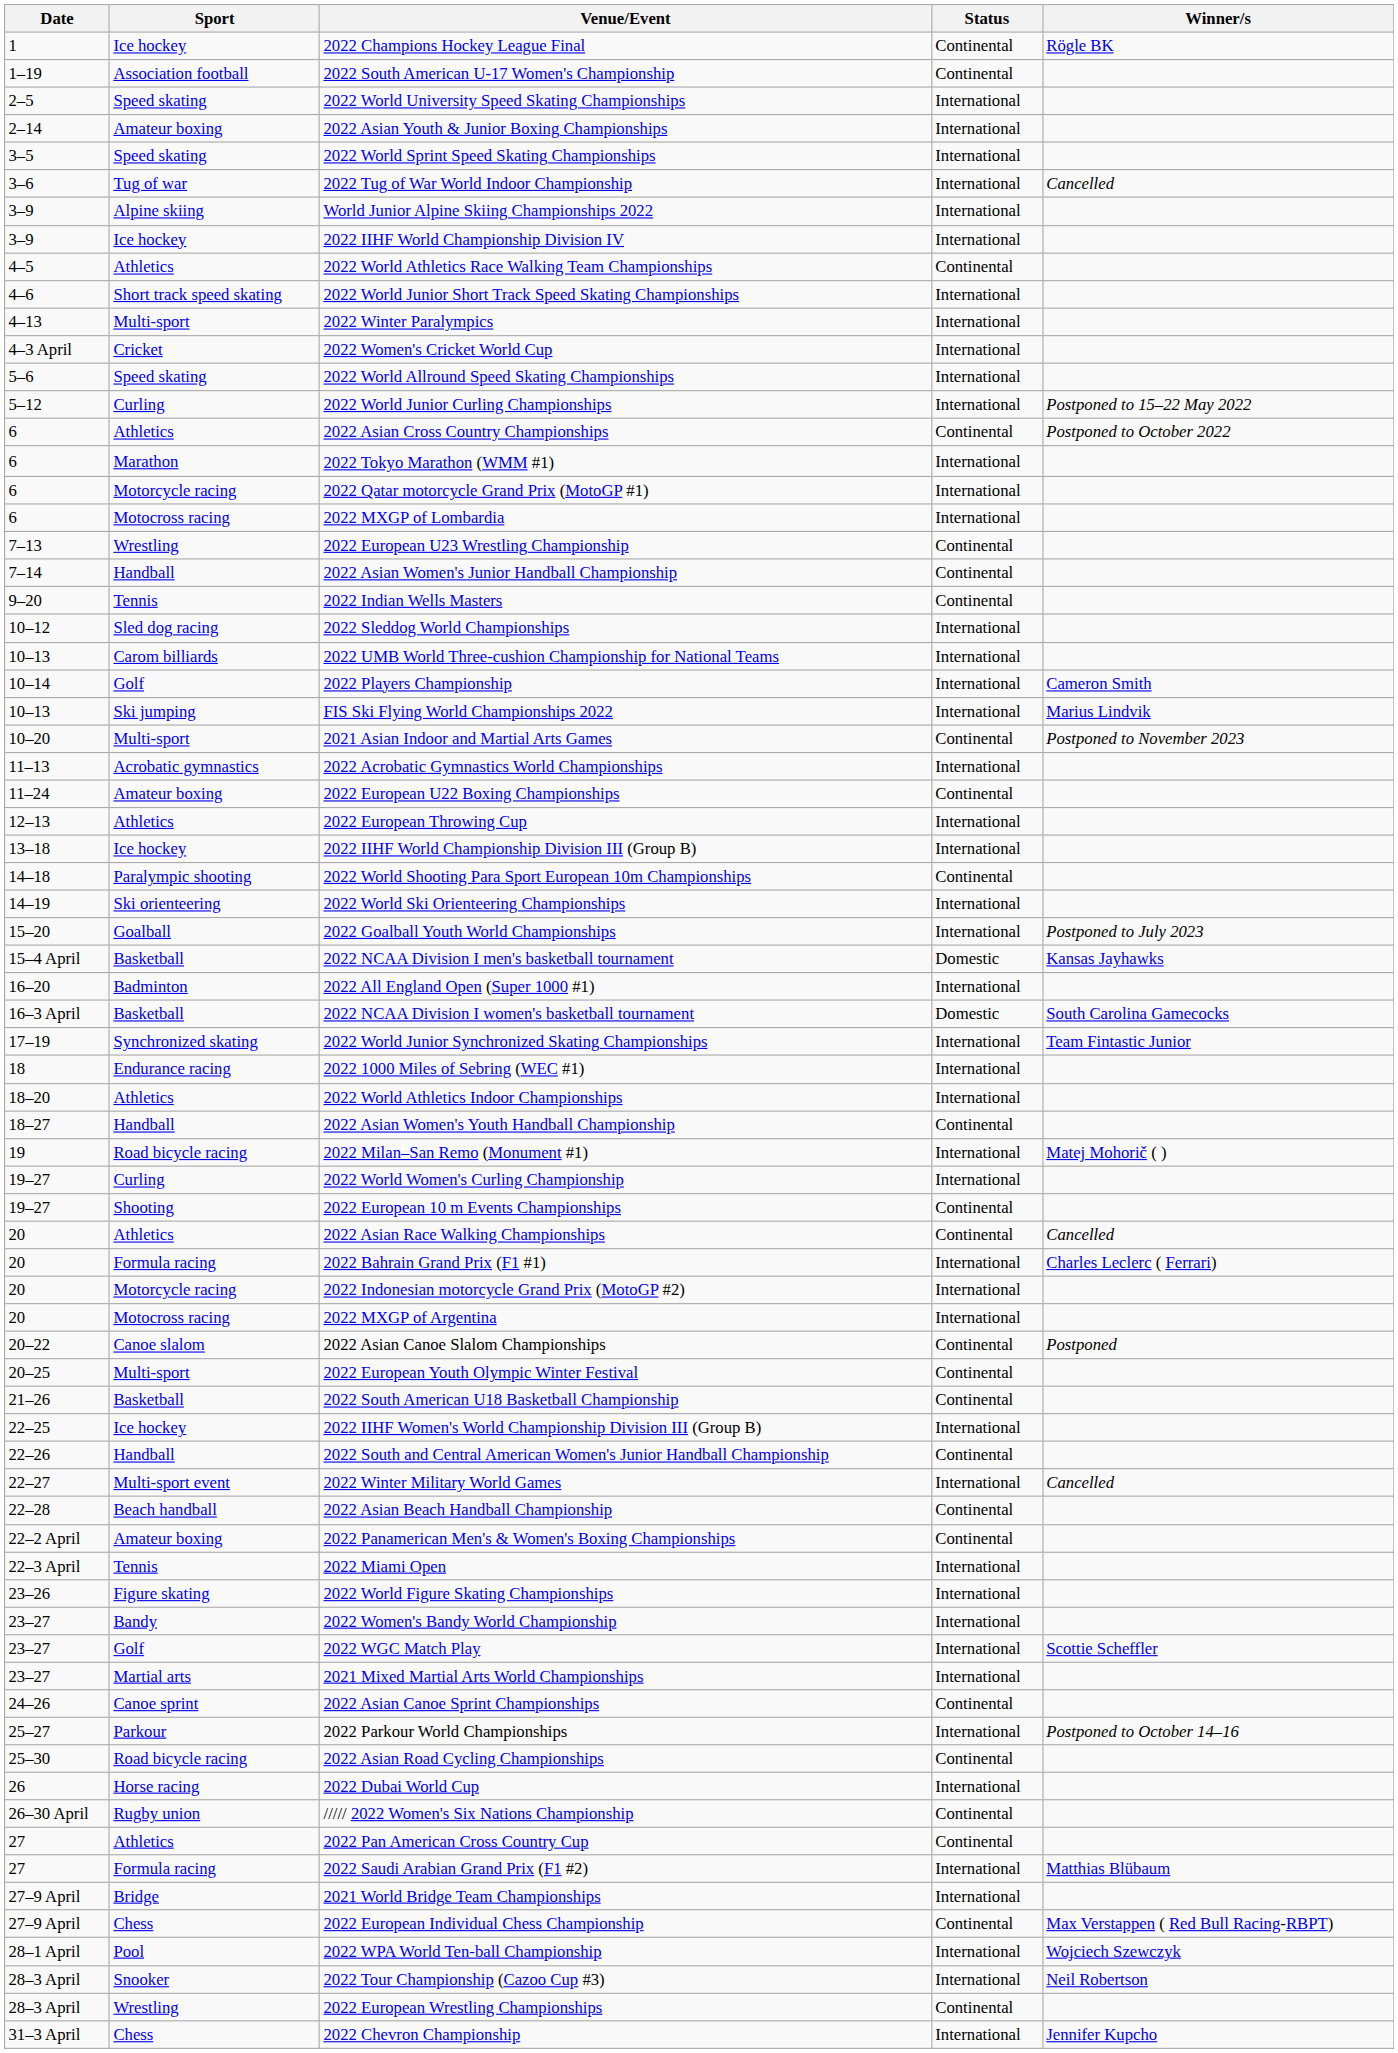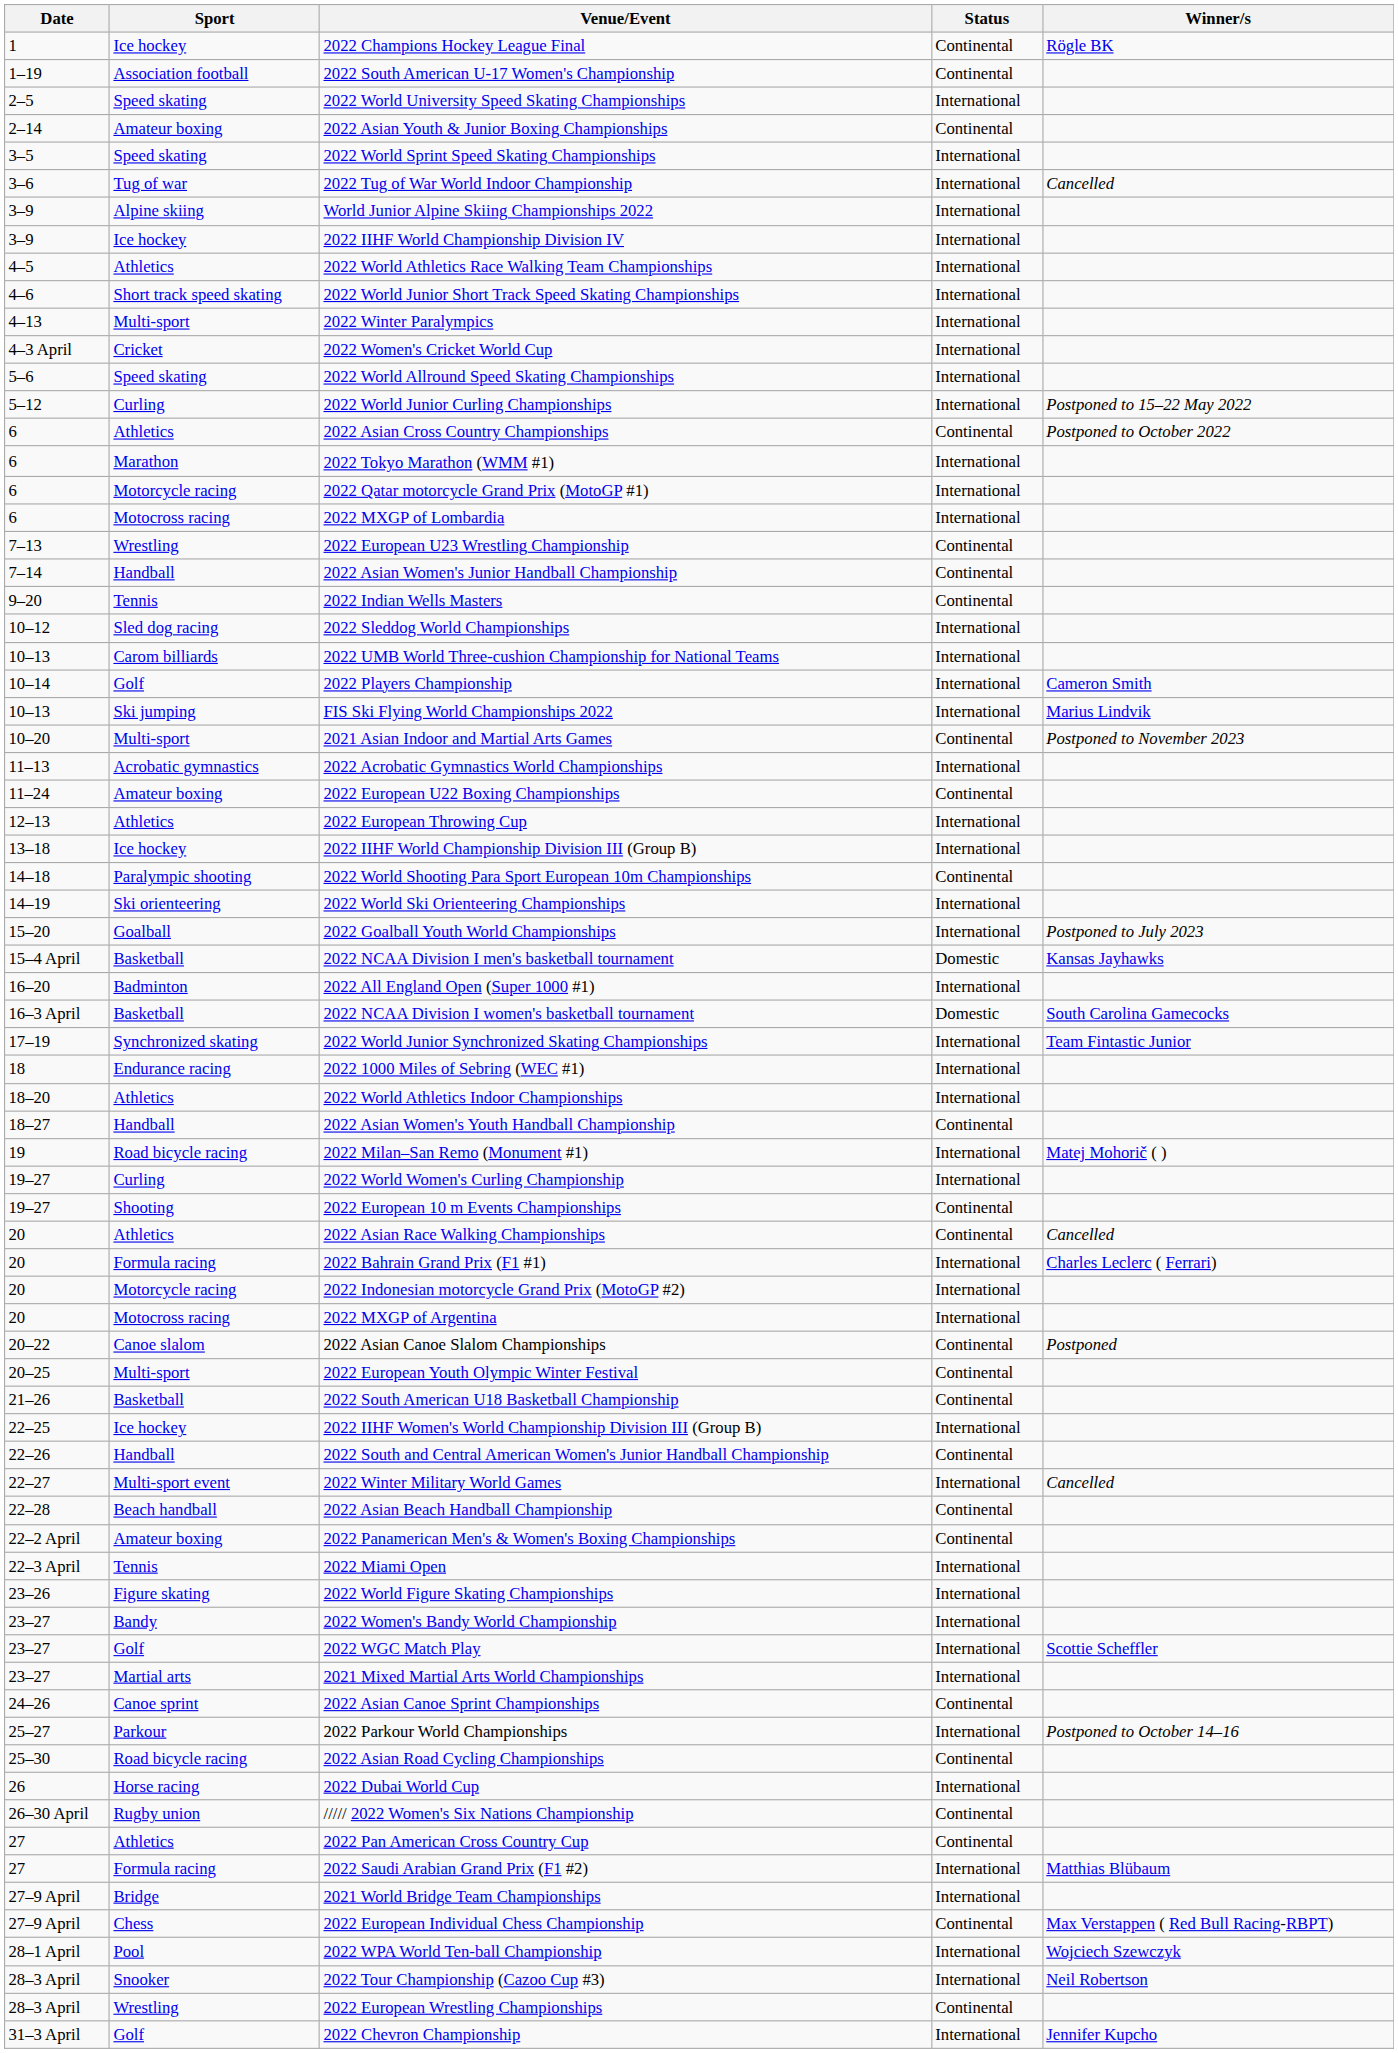(978, 128) International -> (974, 128) Continental
(974, 266) Continental -> (978, 266) International
(133, 2034) Chess -> (129, 2034) Golf
